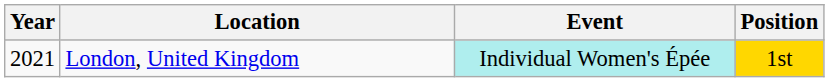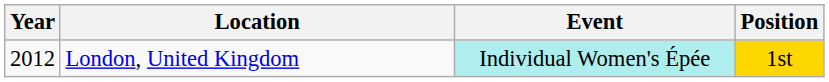(32, 58) 2021 -> (32, 58) 2012
